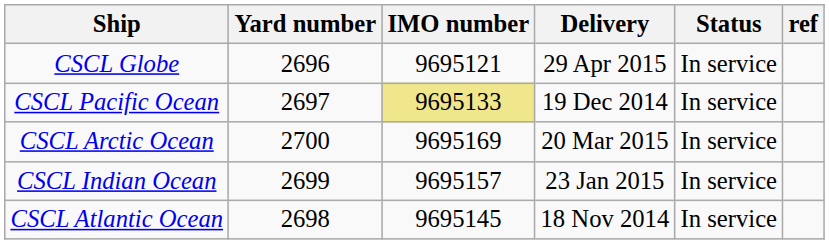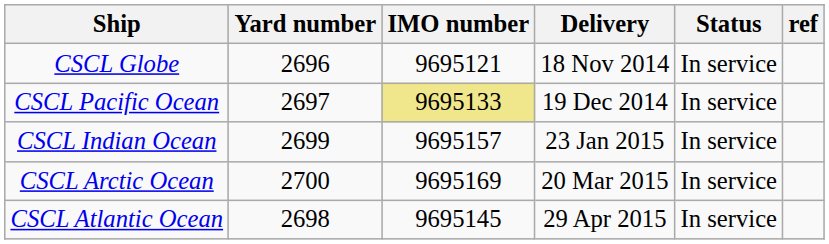(605, 63) 29 Apr 2015 -> (605, 63) 18 Nov 2014
rows swapped: (117, 180) <-> (117, 141)
(605, 219) 18 Nov 2014 -> (605, 219) 29 Apr 2015
